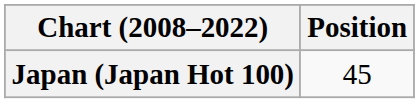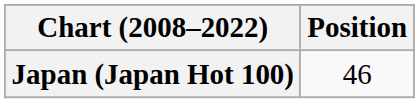(357, 73) 45 -> (357, 73) 46
